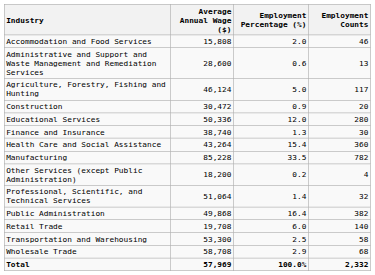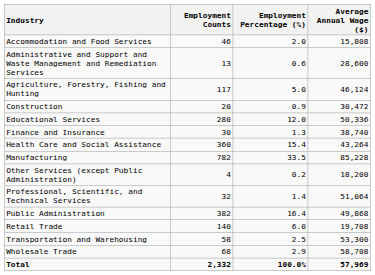columns swapped: (345, 20) <-> (206, 20)
